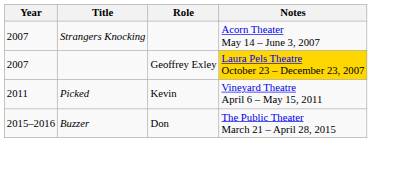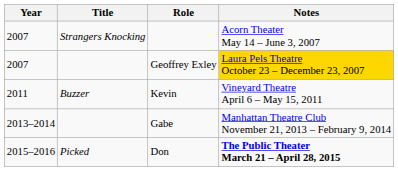(75, 94) Picked -> (75, 94) Buzzer
+ row: (162, 123)
(75, 123) Buzzer -> (75, 152) Picked
(279, 123) normal -> (281, 152) bold
